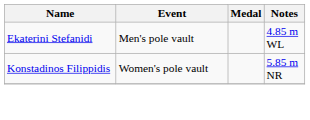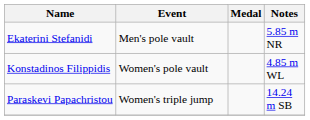(282, 37) 4.85 m WL -> (282, 37) 5.85 m NR
(282, 68) 5.85 m NR -> (282, 68) 4.85 m WL
+ row: (60, 99)
